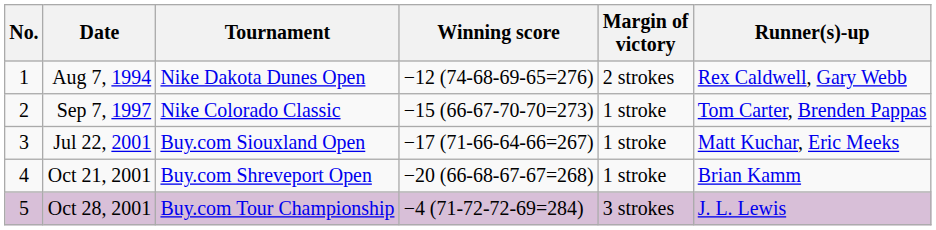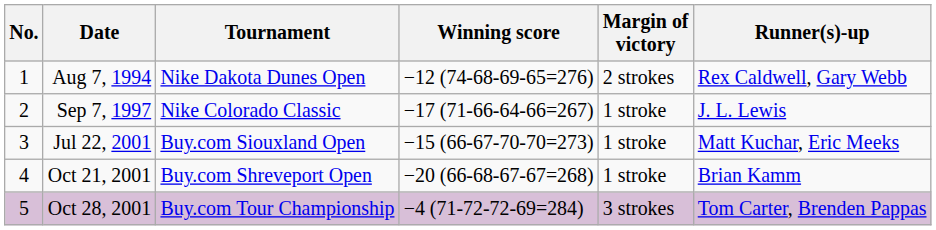(499, 110) −15 (66-67-70-70=273) -> (499, 110) −17 (71-66-64-66=267)
(812, 110) Tom Carter, Brenden Pappas -> (742, 110) J. L. Lewis
(499, 143) −17 (71-66-64-66=267) -> (499, 143) −15 (66-67-70-70=273)
(742, 208) J. L. Lewis -> (812, 208) Tom Carter, Brenden Pappas
